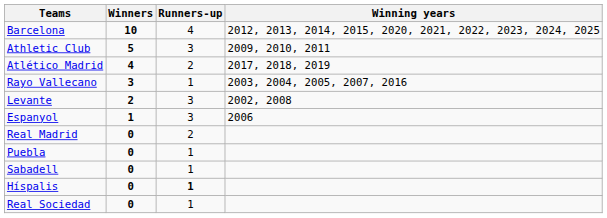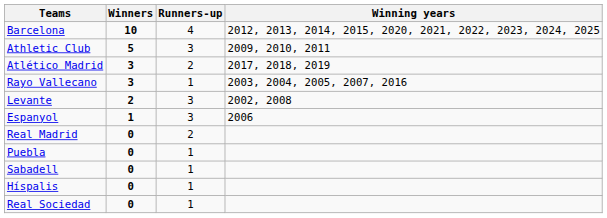(131, 65) 4 -> (131, 65) 3
(190, 187) bold -> (190, 187) normal
